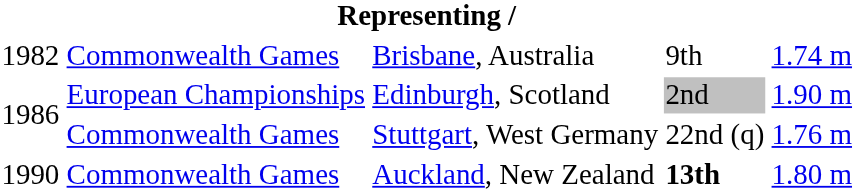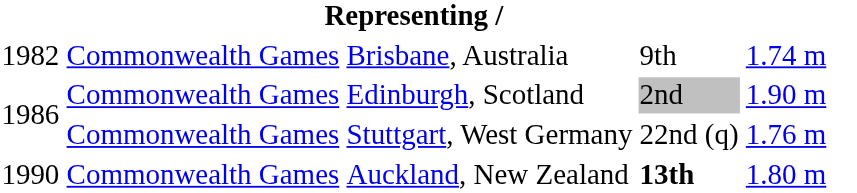(216, 94) European Championships -> (203, 94) Commonwealth Games
